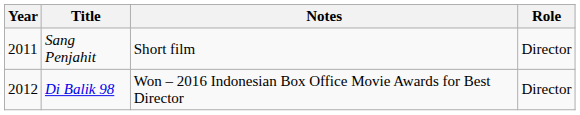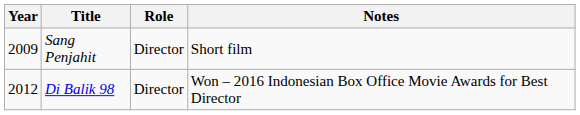columns swapped: (547, 16) <-> (324, 16)
(23, 48) 2011 -> (23, 48) 2009
